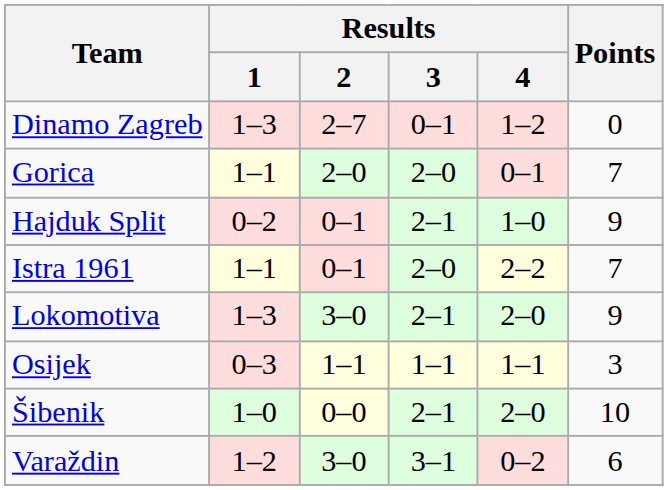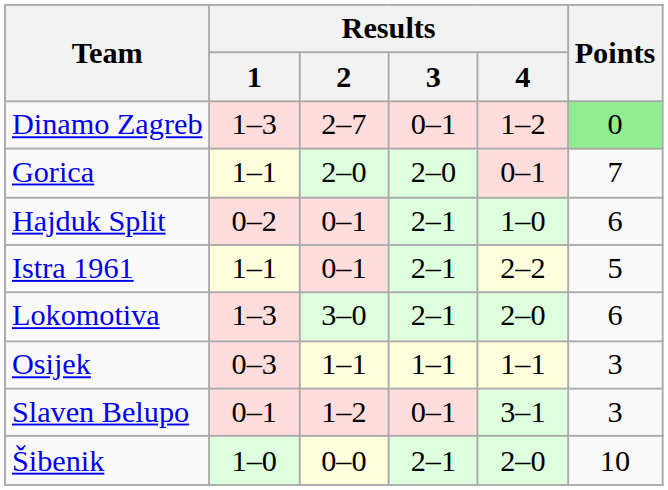(615, 124) no background -> (615, 124) lightgreen background
(615, 220) 9 -> (615, 220) 6
(433, 268) 2–0 -> (433, 268) 2–1
(615, 268) 7 -> (615, 268) 5
(615, 316) 9 -> (615, 316) 6
+ row: (101, 412)
- row: (66, 460)
